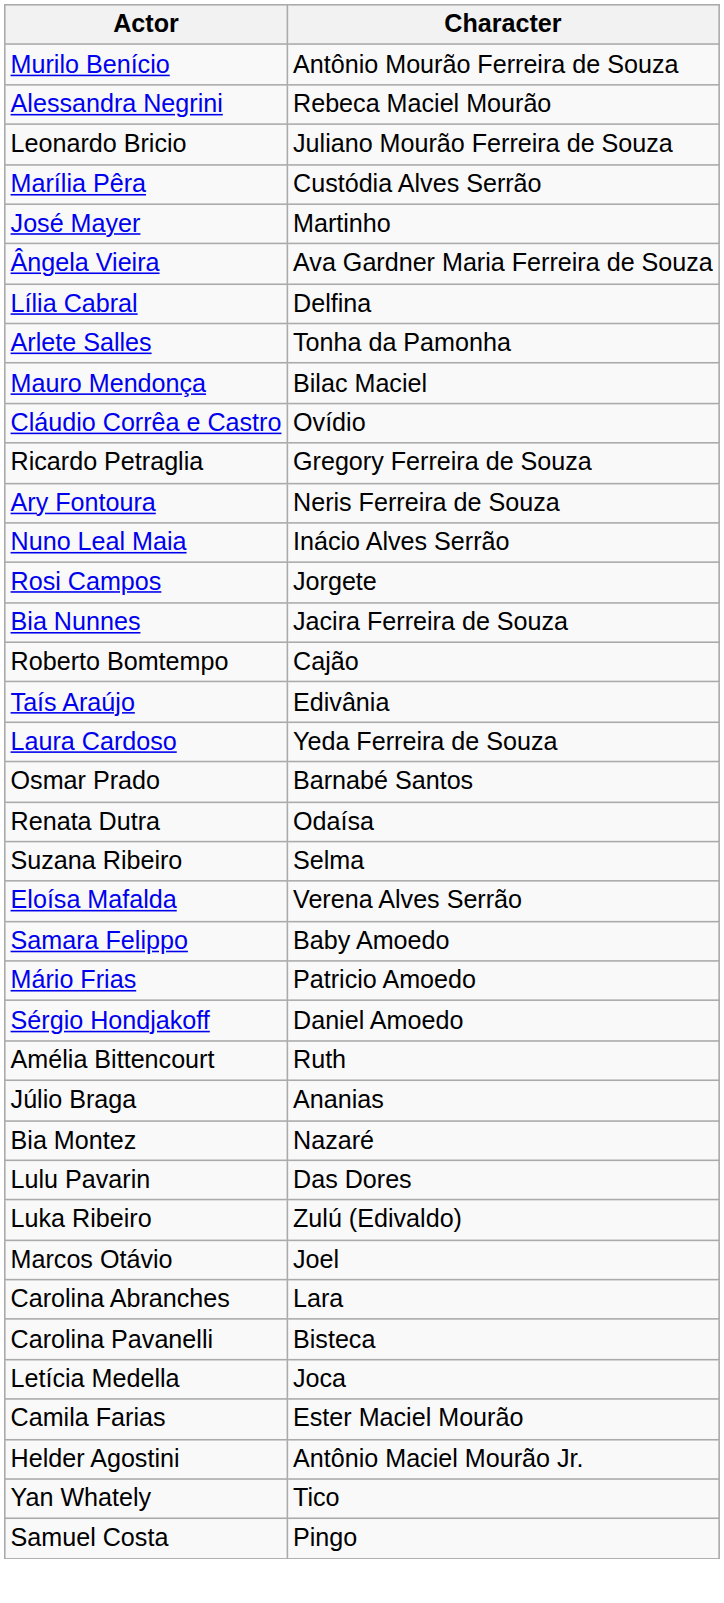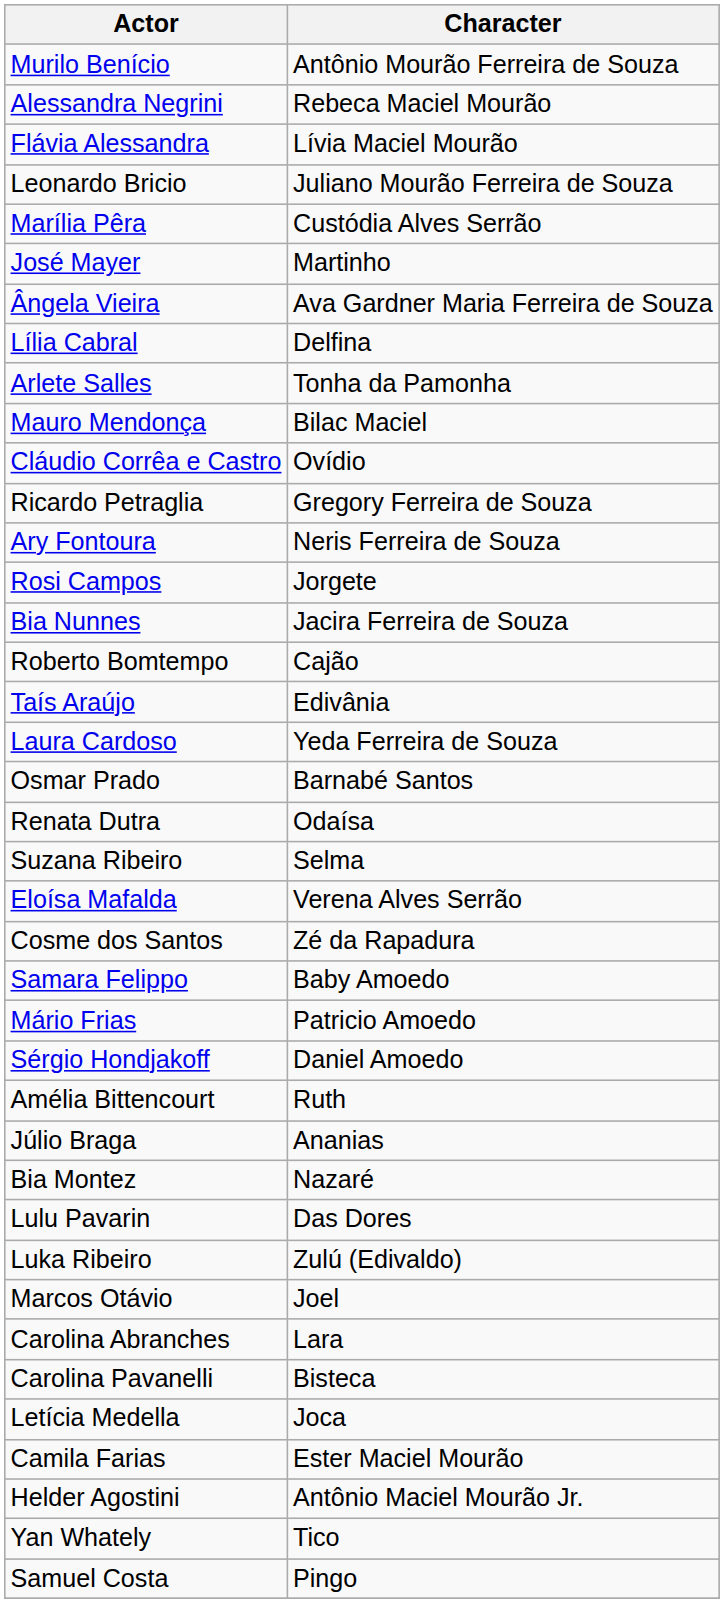+ row: (110, 143)
- row: (99, 542)
+ row: (117, 940)
